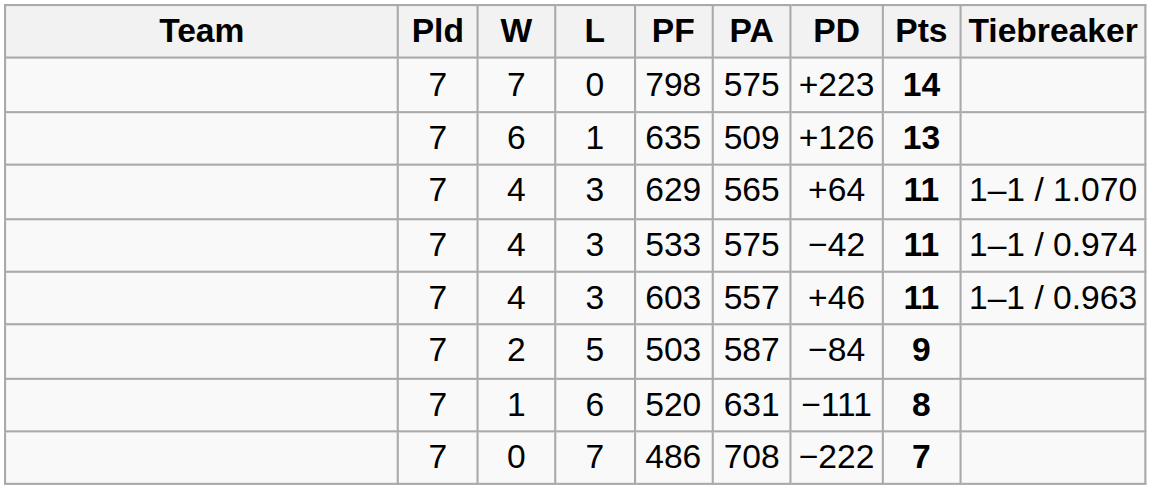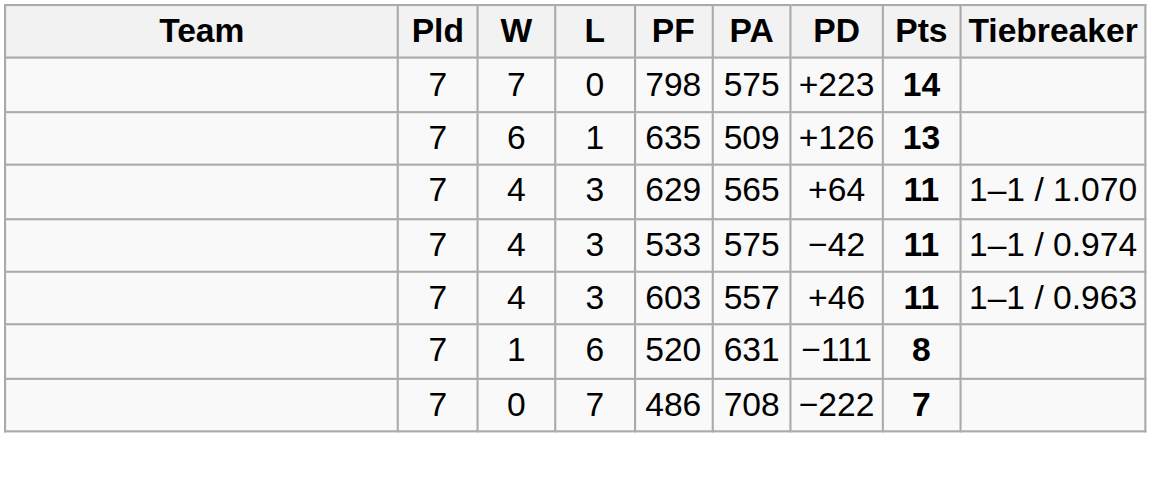- row: (516, 350)
